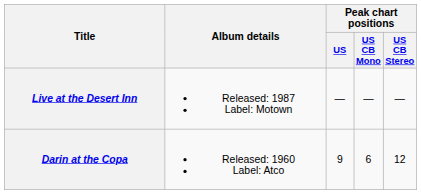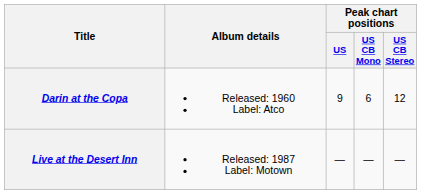rows swapped: (85, 159) <-> (85, 98)
